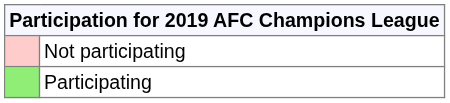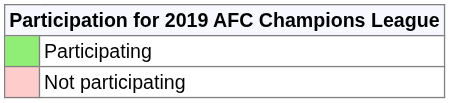rows swapped: (98, 82) <-> (115, 51)
